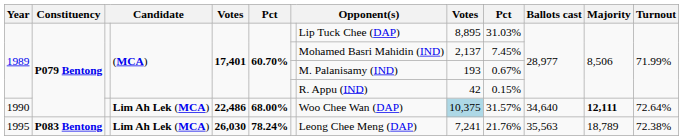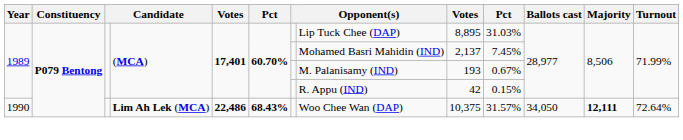(270, 107) 68.00% -> (270, 107) 68.43%
(465, 107) lightblue background -> (465, 107) no background
(542, 107) 34,640 -> (542, 107) 34,050
- row: (18, 126)
